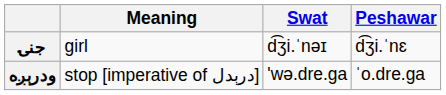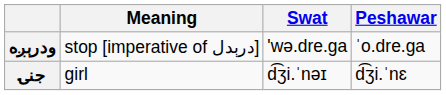rows swapped: (33, 75) <-> (33, 47)
